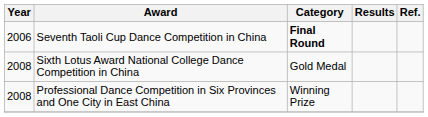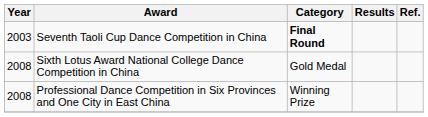(19, 36) 2006 -> (19, 36) 2003
